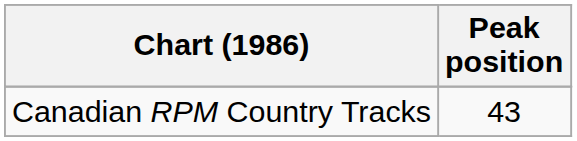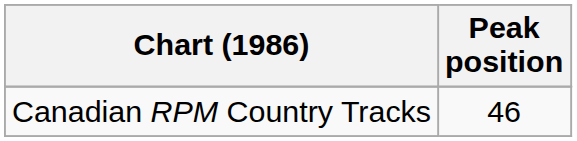(504, 111) 43 -> (504, 111) 46
